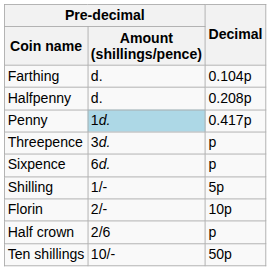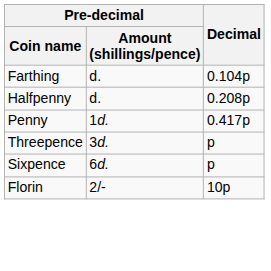(101, 120) lightblue background -> (99, 120) no background
- row: (30, 187)
- row: (41, 232)
- row: (46, 254)
